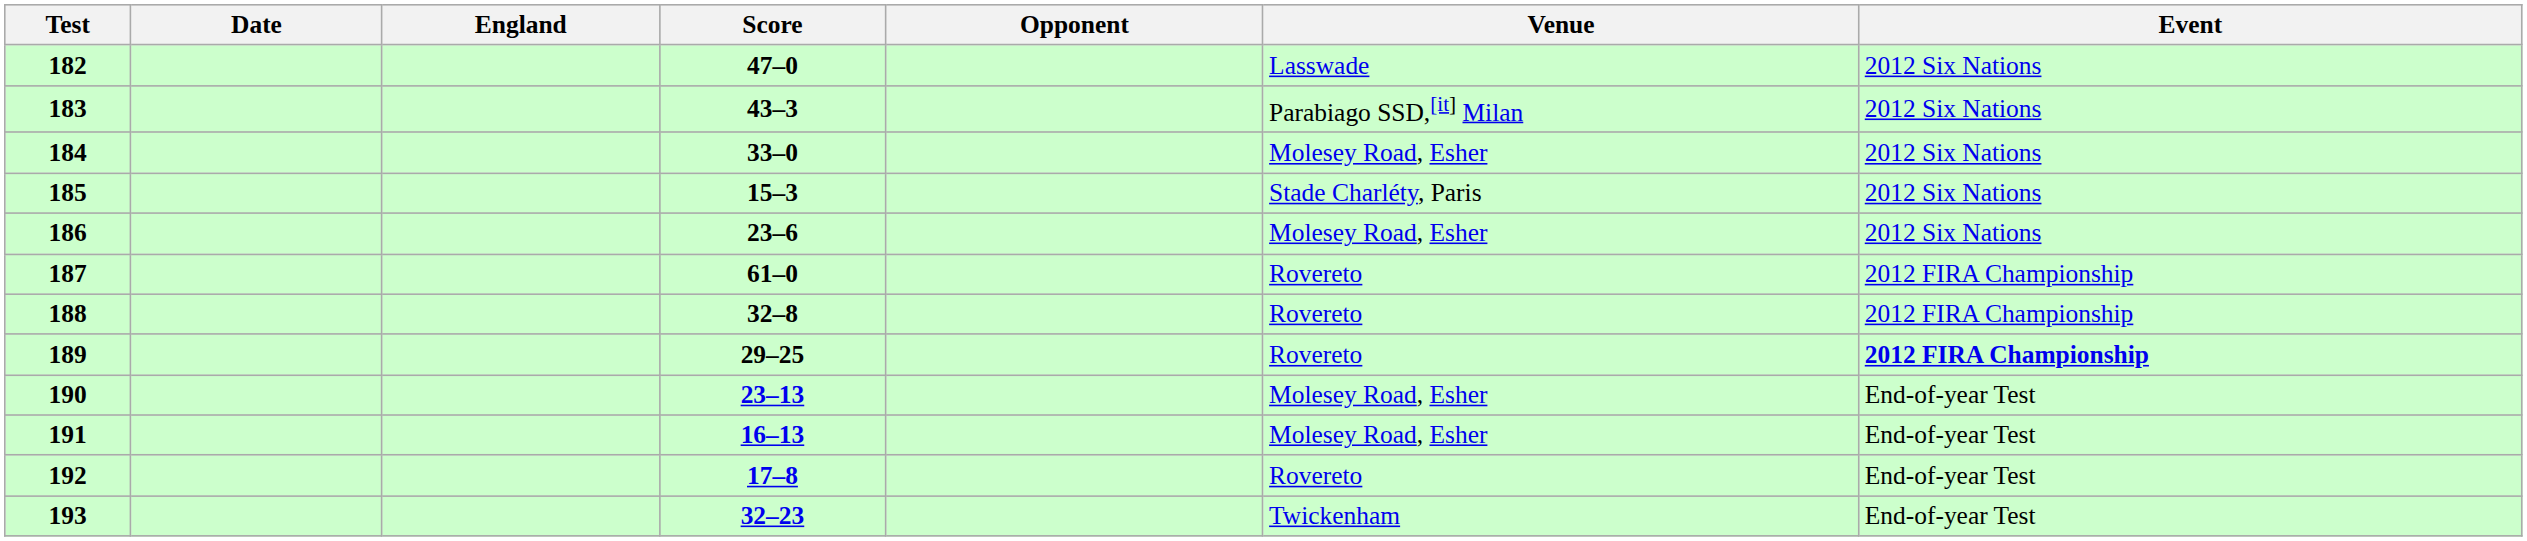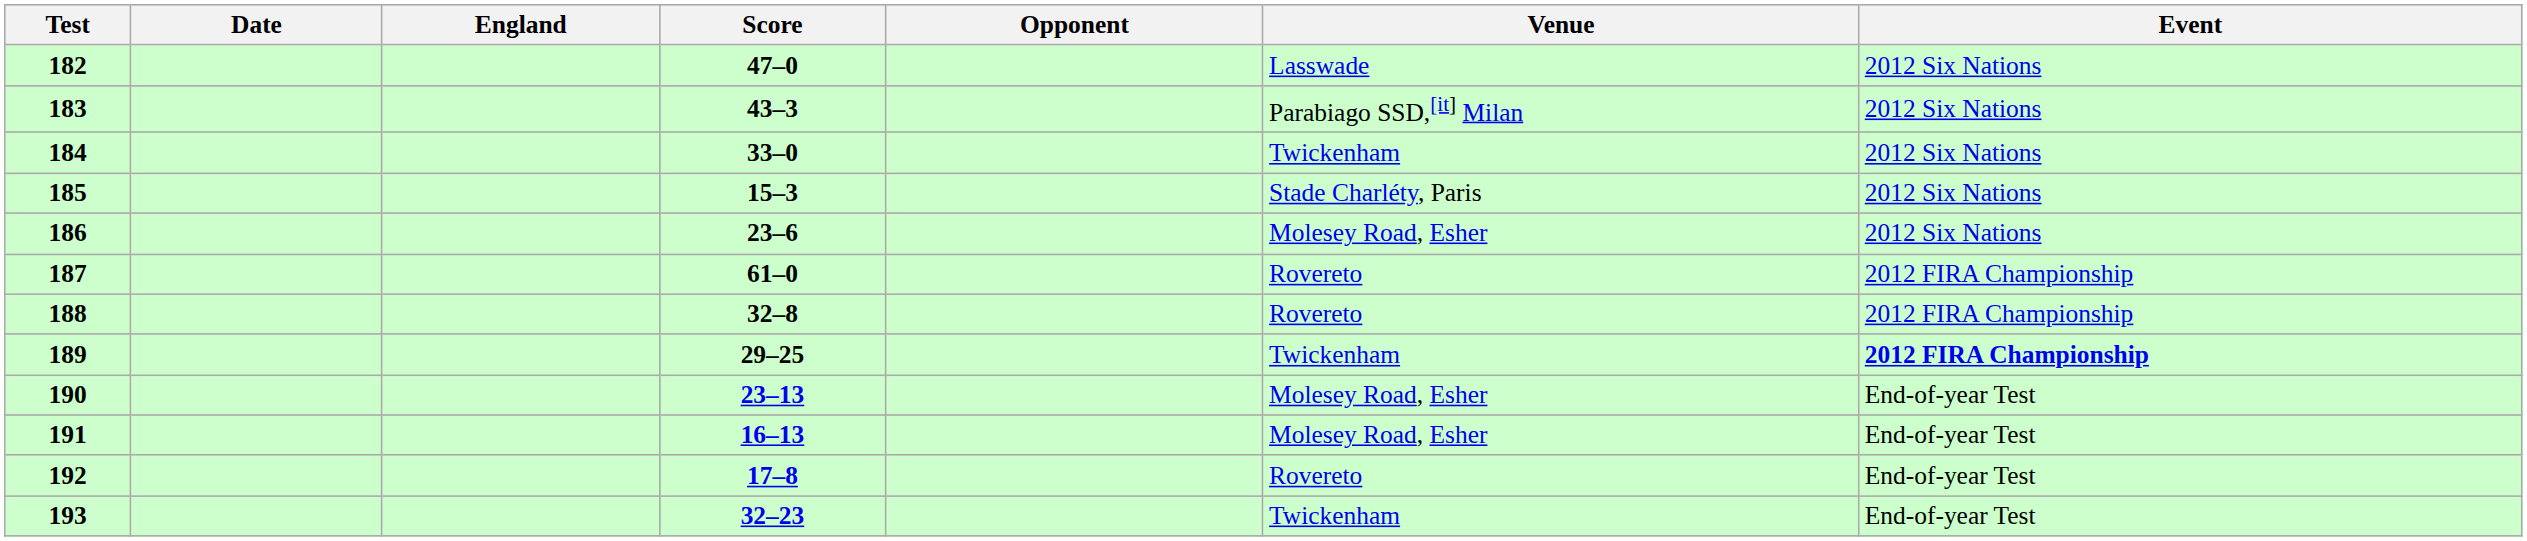(1378, 152) Molesey Road, Esher -> (1335, 152) Twickenham
(1316, 354) Rovereto -> (1335, 354) Twickenham
